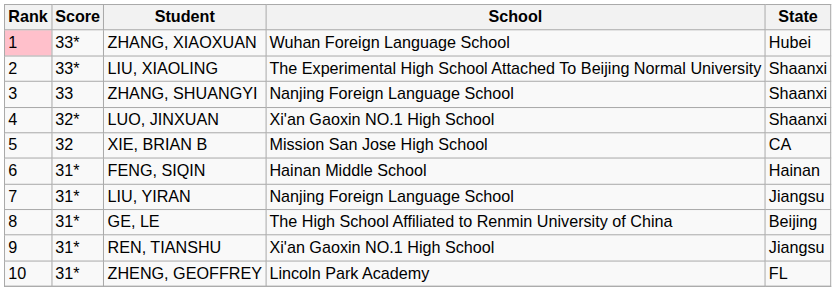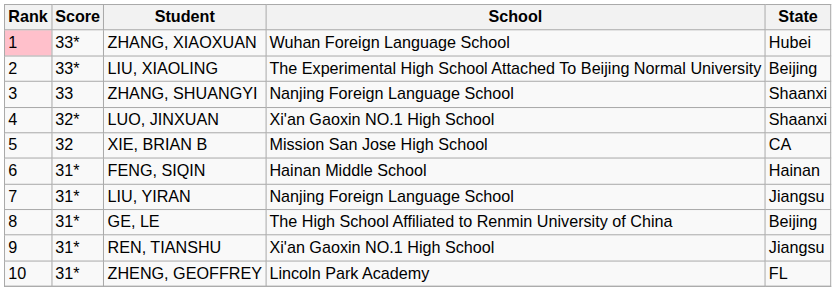(798, 68) Shaanxi -> (793, 68) Beijing
